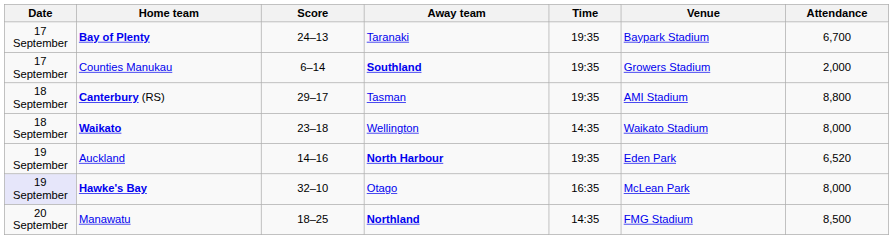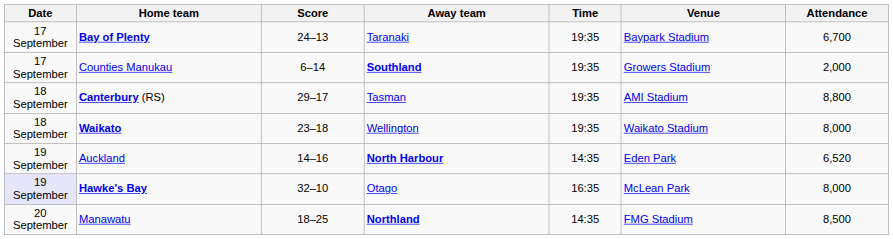(585, 128) 14:35 -> (585, 128) 19:35
(585, 158) 19:35 -> (585, 158) 14:35
